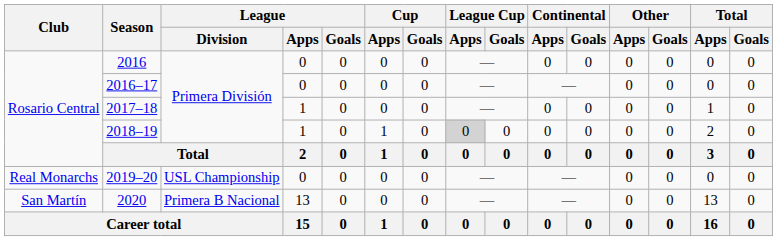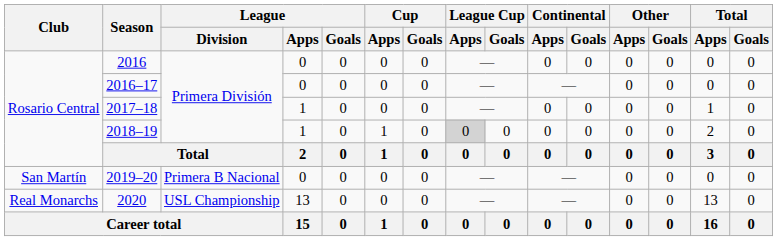(54, 177) Real Monarchs -> (54, 177) San Martín
(222, 177) USL Championship -> (222, 177) Primera B Nacional
(54, 200) San Martín -> (54, 200) Real Monarchs
(222, 200) Primera B Nacional -> (222, 200) USL Championship
